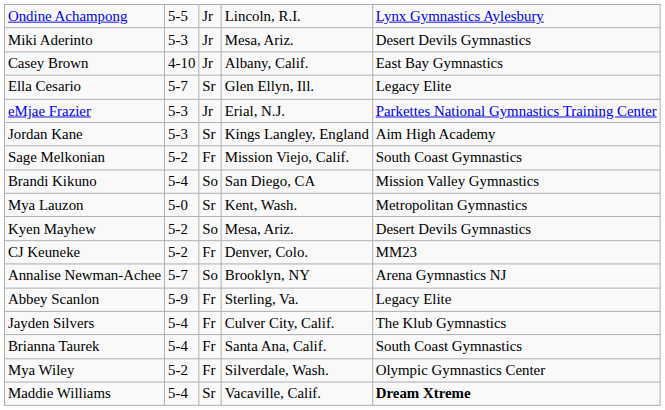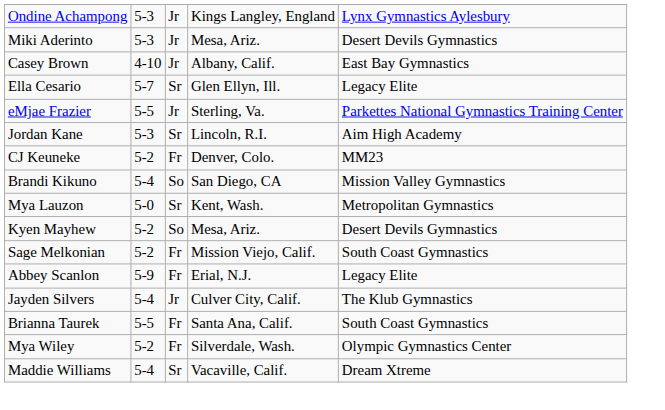(178, 16) 5-5 -> (144, 16) 5-3
(263, 16) Lincoln, R.I. -> (263, 16) Kings Langley, England
(178, 110) 5-3 -> (144, 110) 5-5
(255, 110) Erial, N.J. -> (228, 110) Sterling, Va.
(297, 134) Kings Langley, England -> (229, 134) Lincoln, R.I.
rows swapped: (44, 252) <-> (56, 157)
- row: (85, 275)
(262, 299) Sterling, Va. -> (221, 275) Erial, N.J.
(209, 323) Fr -> (174, 299) Jr
(178, 346) 5-4 -> (144, 323) 5-5
(423, 393) bold -> (386, 370) normal
